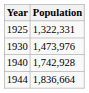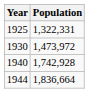(54, 46) 1,473,976 -> (54, 46) 1,473,972
